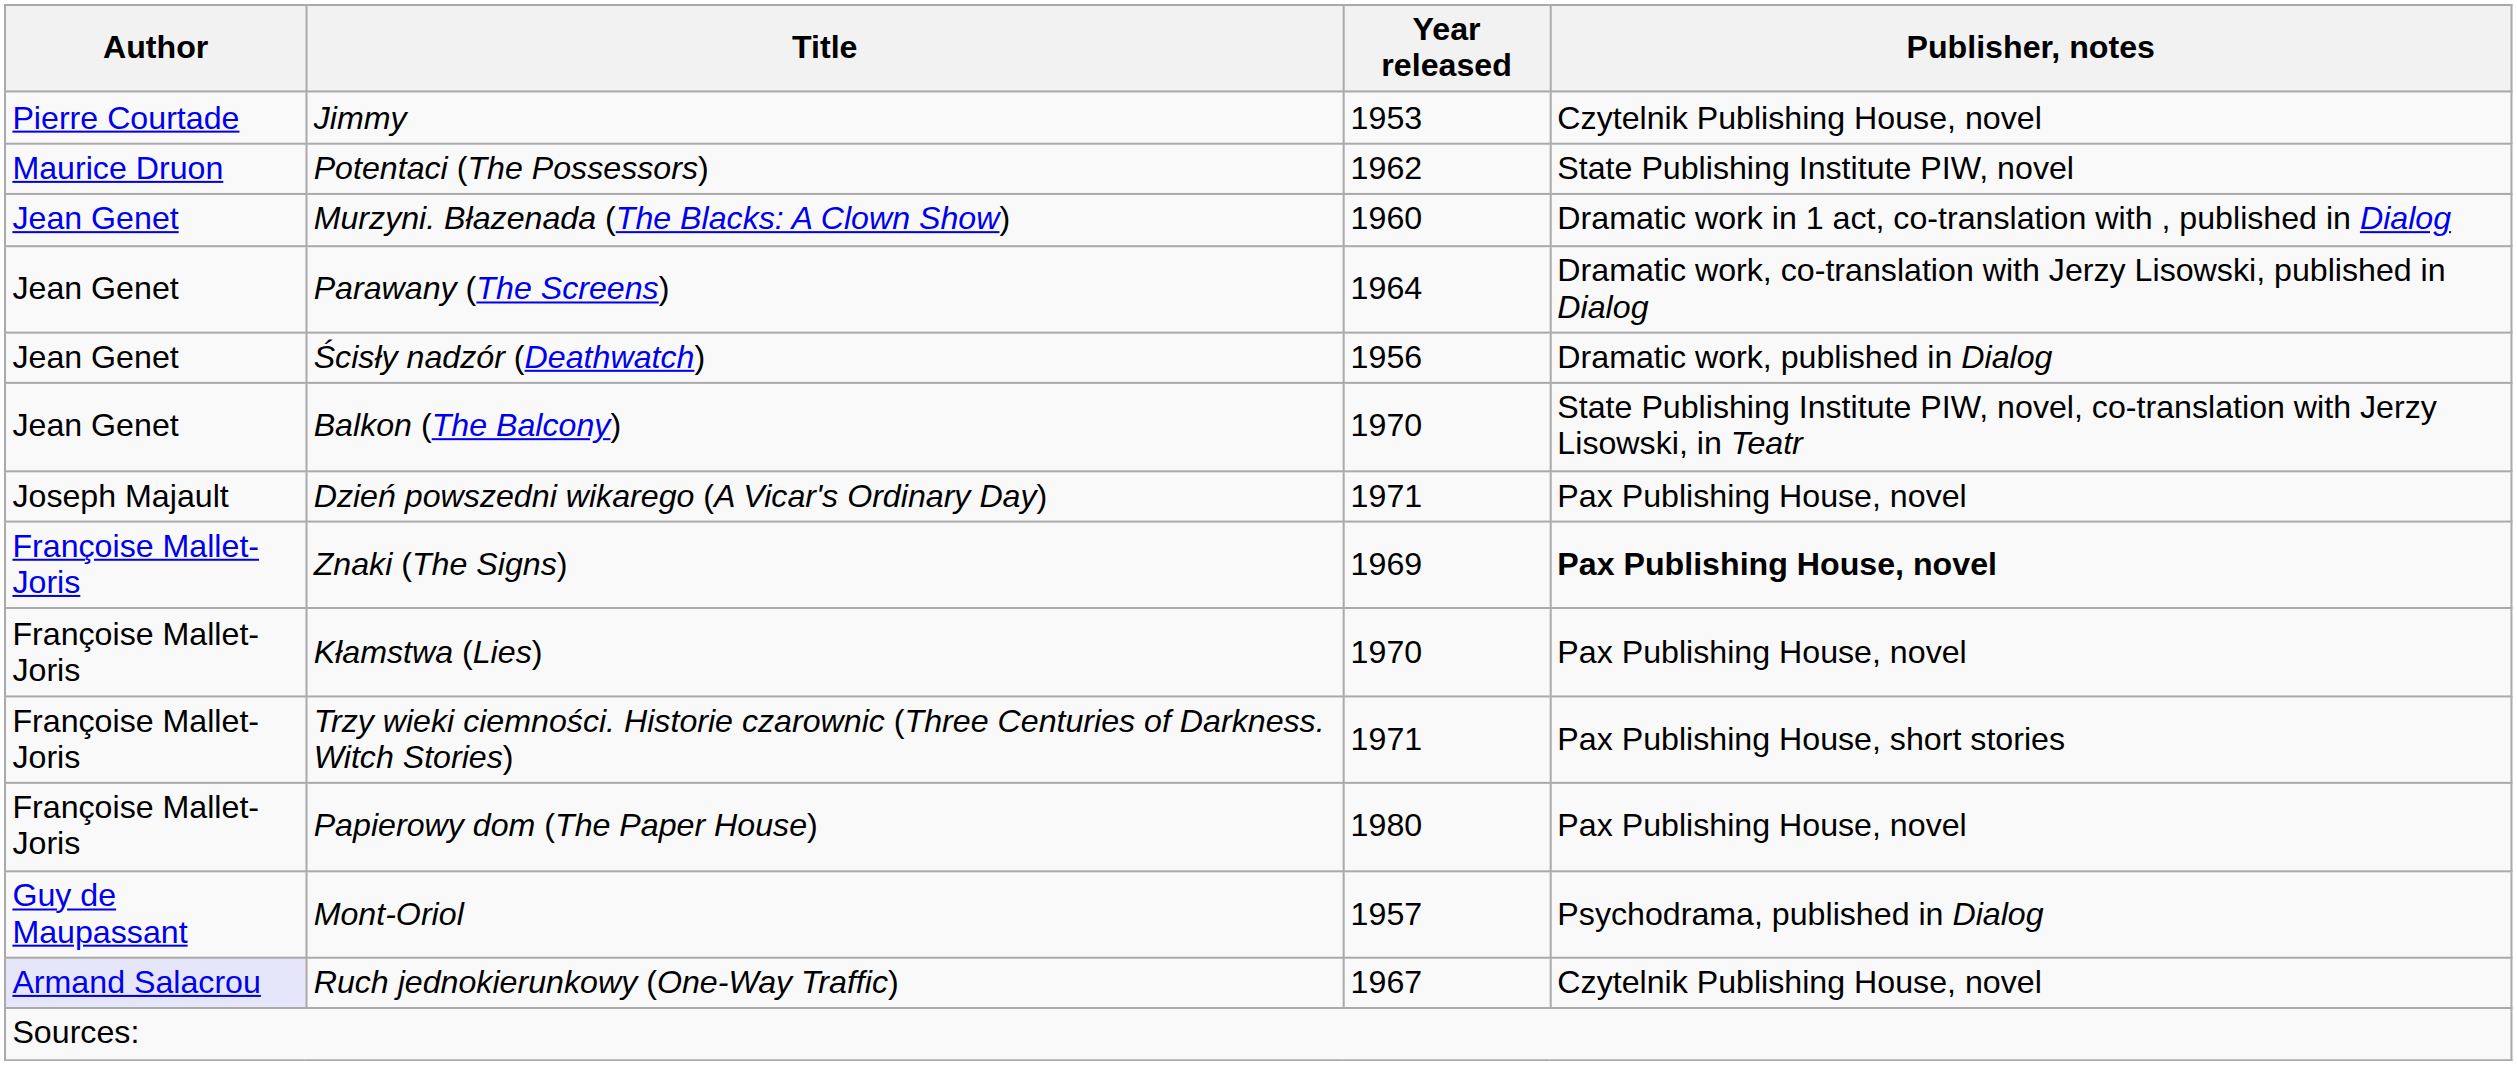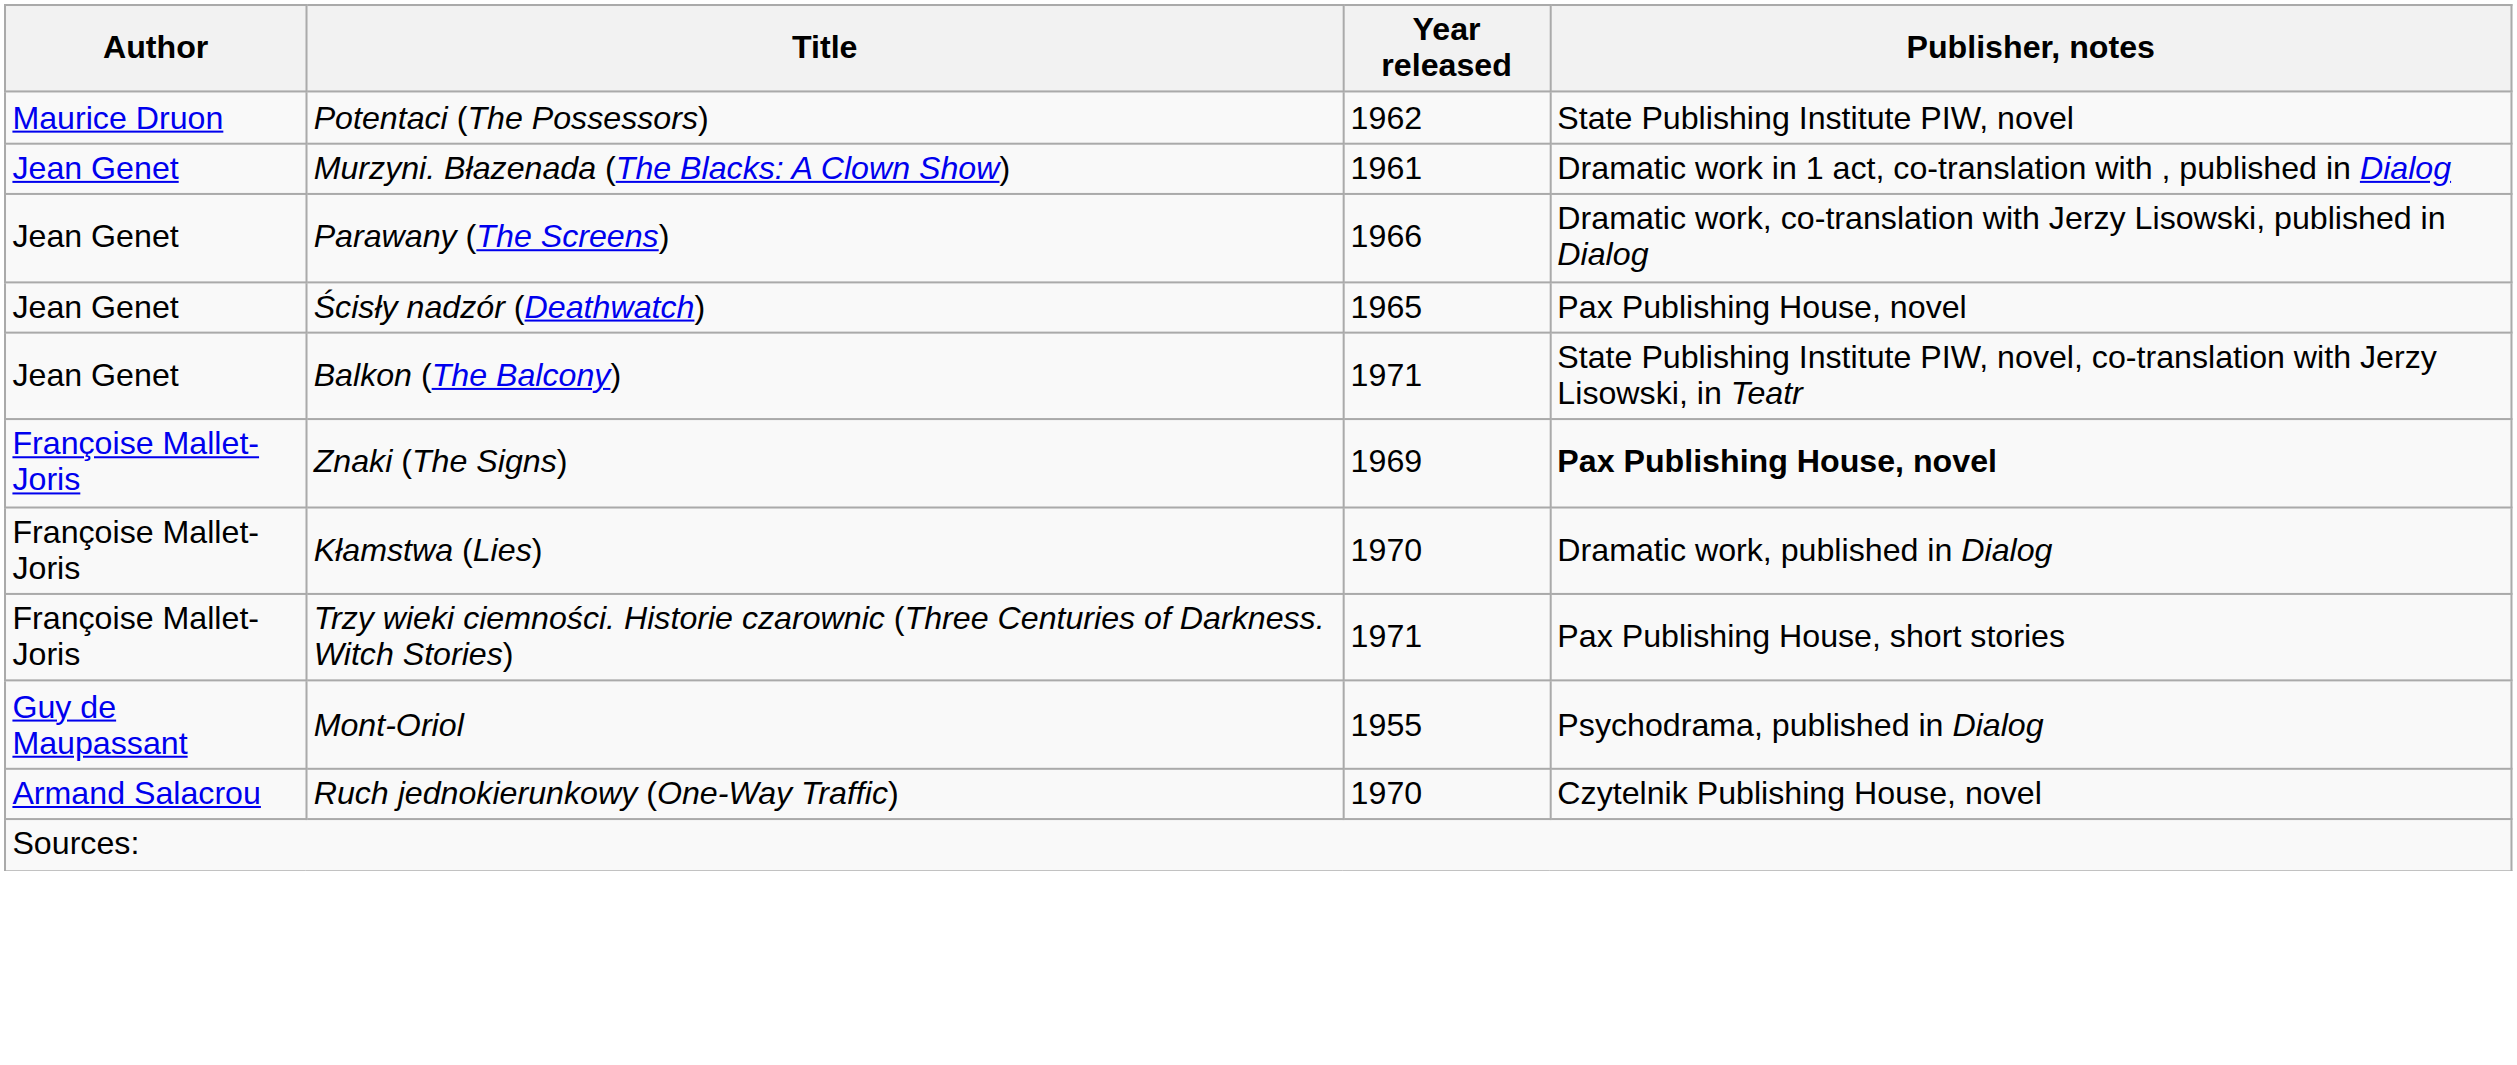- row: (360, 117)
(1386, 219) 1960 -> (1386, 168) 1961
(1386, 288) 1964 -> (1386, 237) 1966
(1386, 357) 1956 -> (1386, 306) 1965
(1805, 357) Dramatic work, published in Dialog -> (1762, 306) Pax Publishing House, novel
(1386, 426) 1970 -> (1386, 375) 1971
- row: (680, 495)
(1762, 651) Pax Publishing House, novel -> (1805, 549) Dramatic work, published in Dialog
- row: (566, 826)
(1386, 913) 1957 -> (1386, 724) 1955
(137, 982) lavender background -> (137, 793) no background
(1386, 982) 1967 -> (1386, 793) 1970
